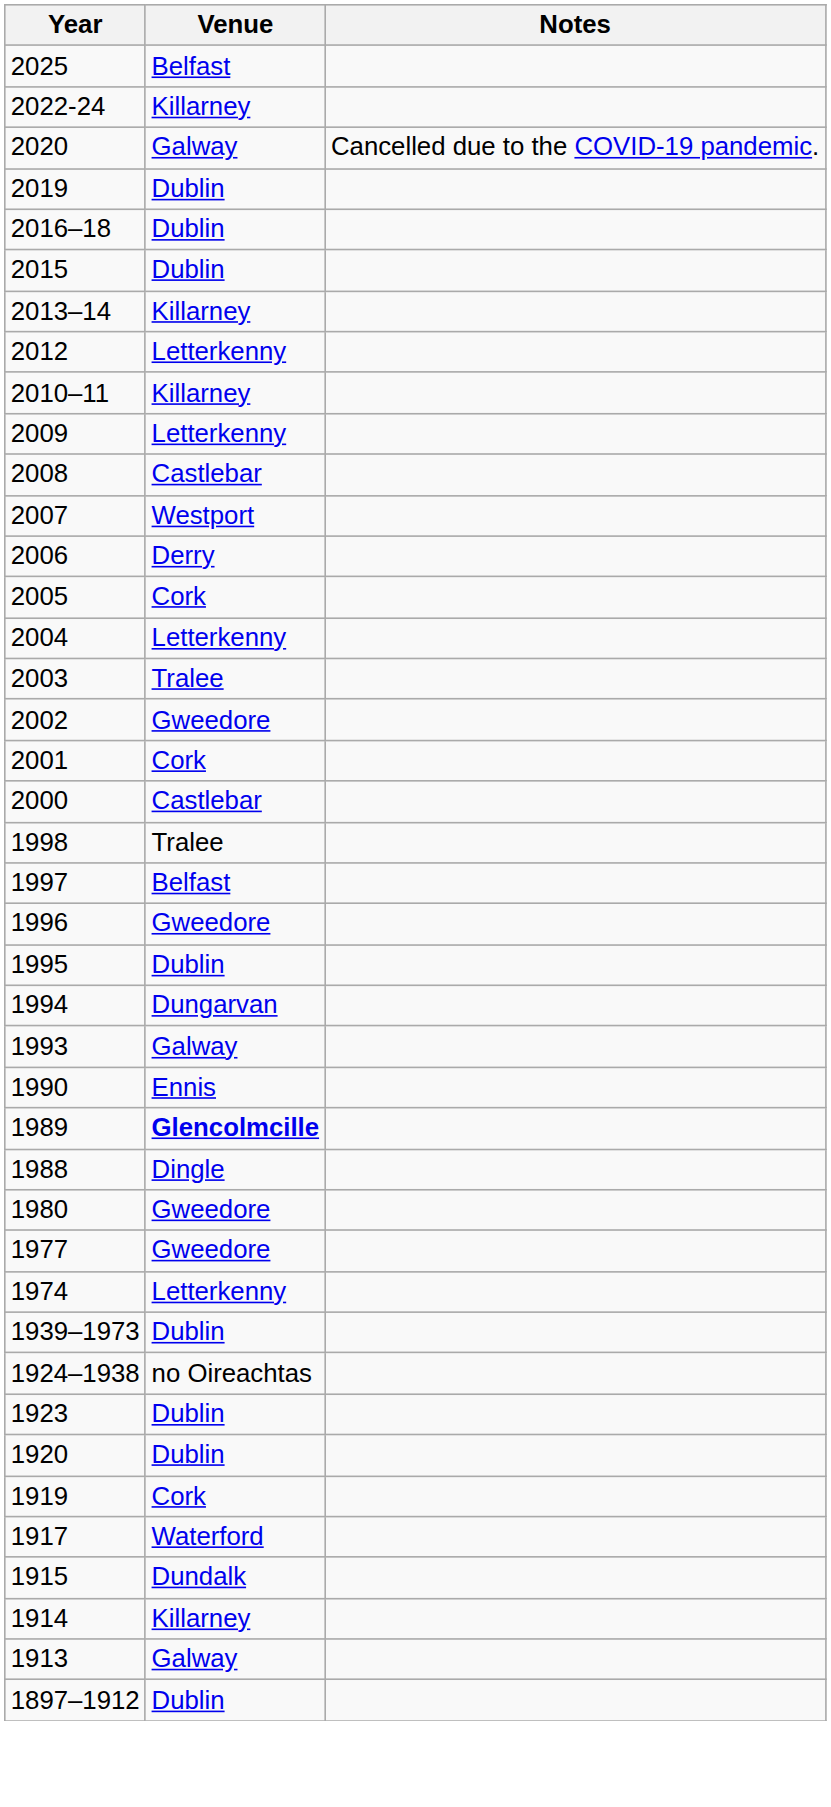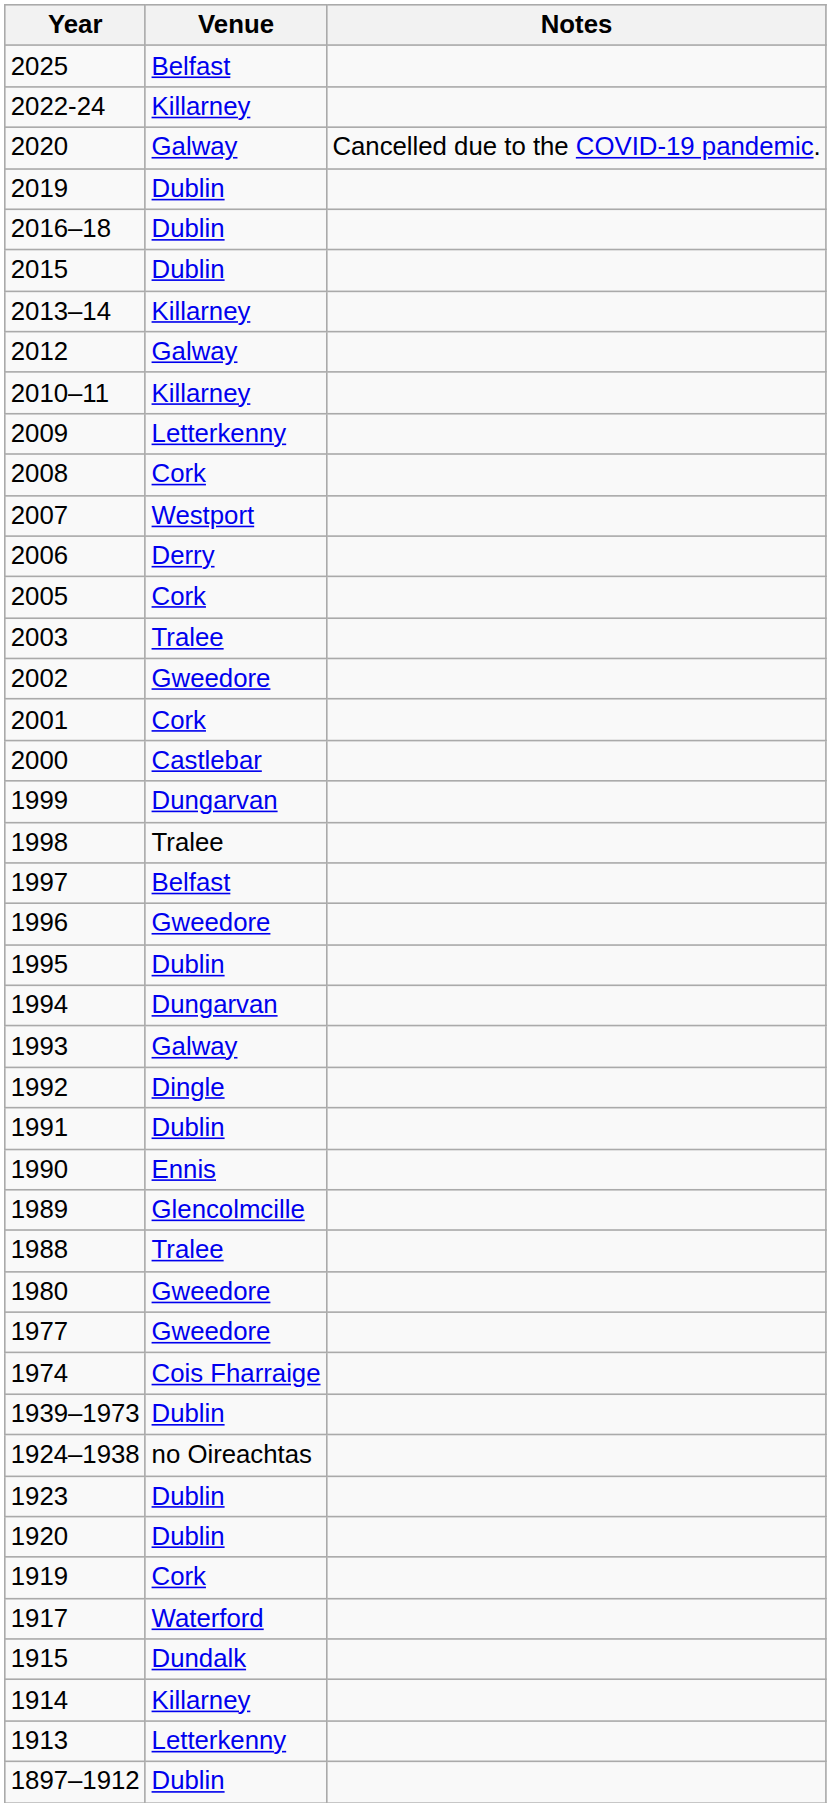(219, 351) Letterkenny -> (195, 351) Galway
(207, 474) Castlebar -> (179, 474) Cork
- row: (39, 637)
+ row: (39, 801)
+ row: (39, 1087)
+ row: (39, 1127)
(235, 1127) bold -> (228, 1209) normal
(188, 1168) Dingle -> (188, 1250) Tralee
(219, 1291) Letterkenny -> (236, 1373) Cois Fharraige
(195, 1659) Galway -> (219, 1740) Letterkenny
